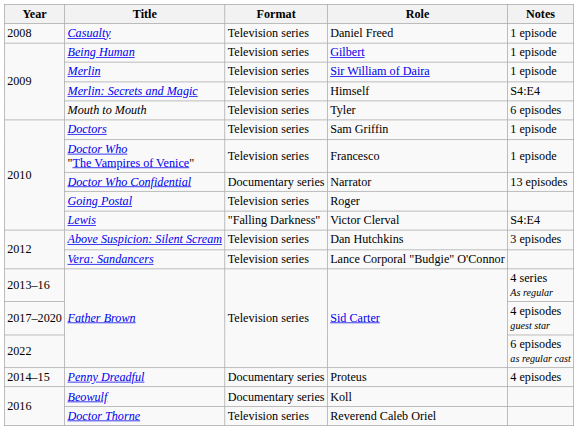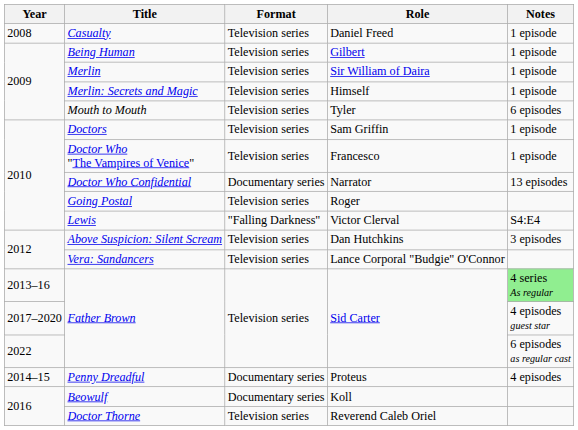(525, 91) S4:E4 -> (533, 91) 1 episode
(532, 285) no background -> (532, 285) lightgreen background
